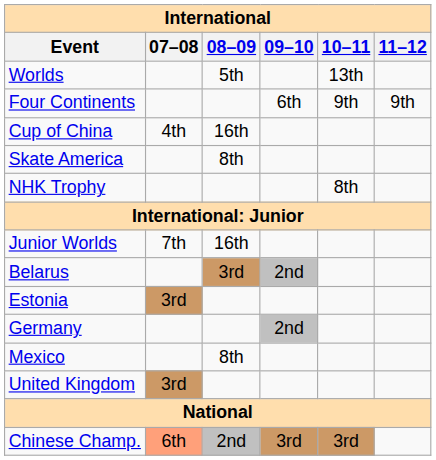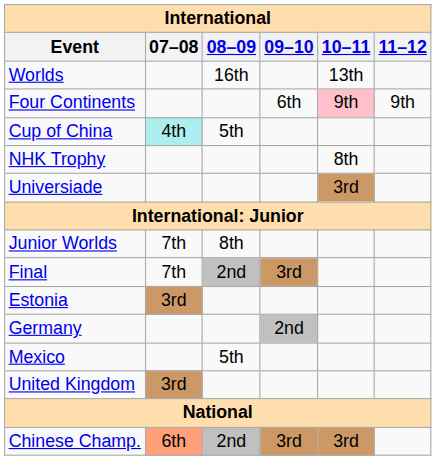(231, 74) 5th -> (231, 74) 16th
(346, 103) no background -> (346, 103) pink background
(174, 131) no background -> (174, 131) paleturquoise background
(231, 131) 16th -> (231, 131) 5th
- row: (66, 159)
+ row: (56, 187)
(231, 243) 16th -> (231, 243) 8th
+ row: (28, 272)
- row: (39, 272)
(231, 356) 8th -> (231, 356) 5th
